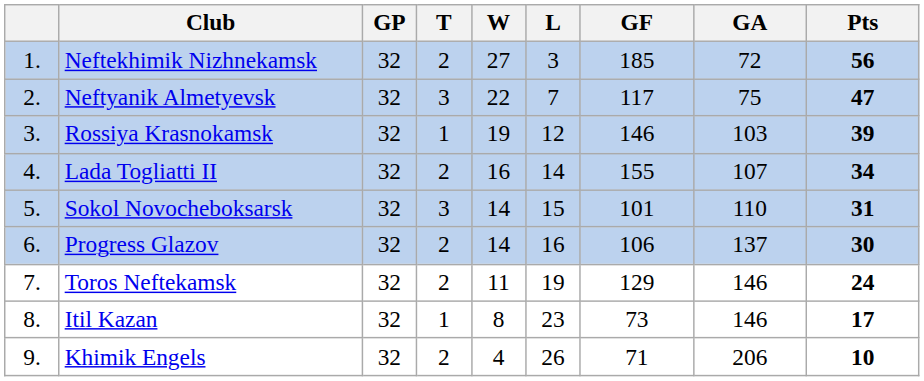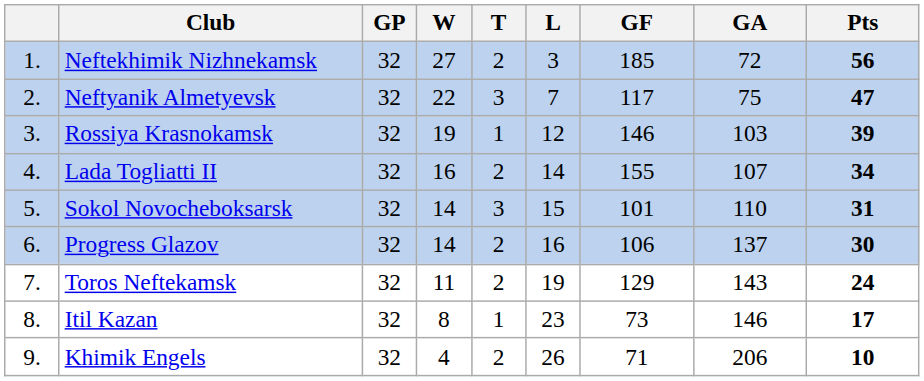columns swapped: (498, 23) <-> (444, 23)
(750, 282) 146 -> (750, 282) 143
